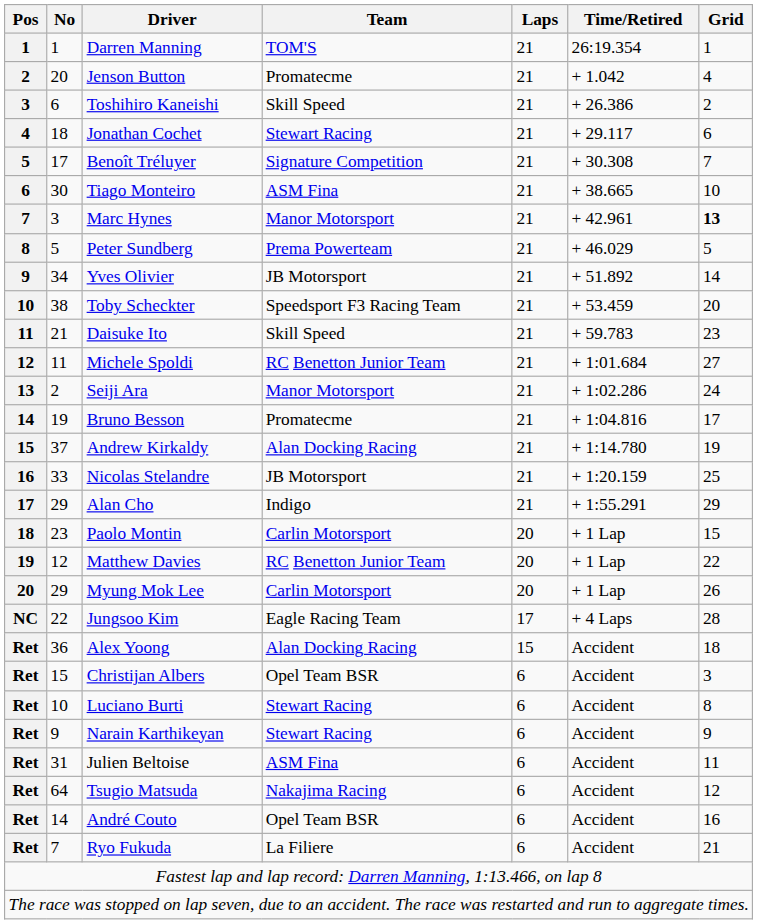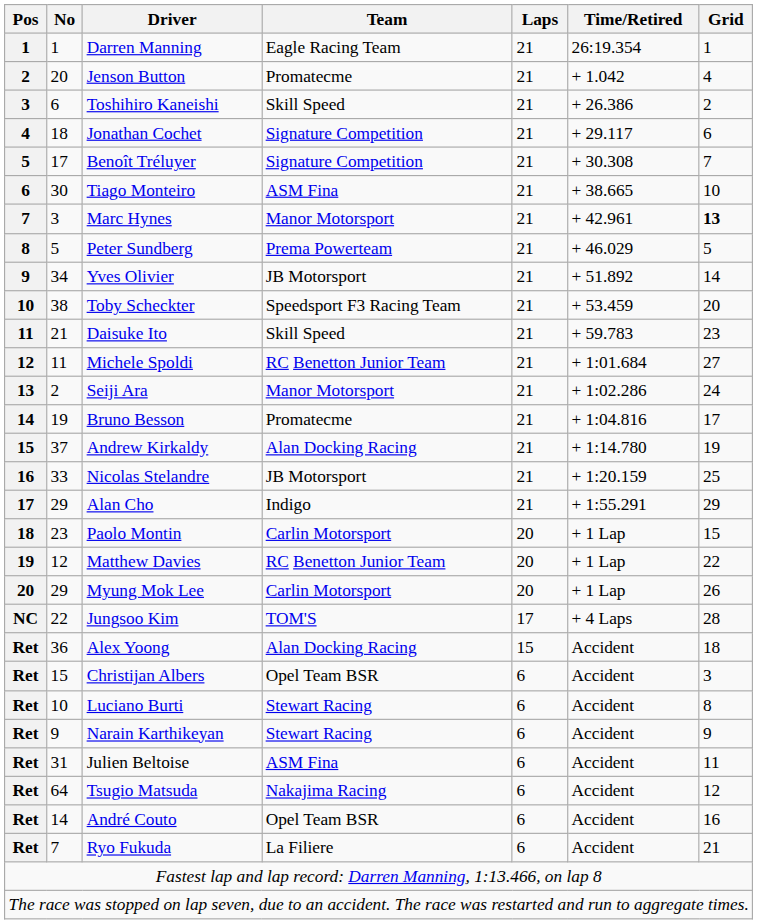(291, 47) TOM'S -> (333, 47) Eagle Racing Team
(319, 133) Stewart Racing -> (344, 133) Signature Competition
(333, 618) Eagle Racing Team -> (291, 618) TOM'S
